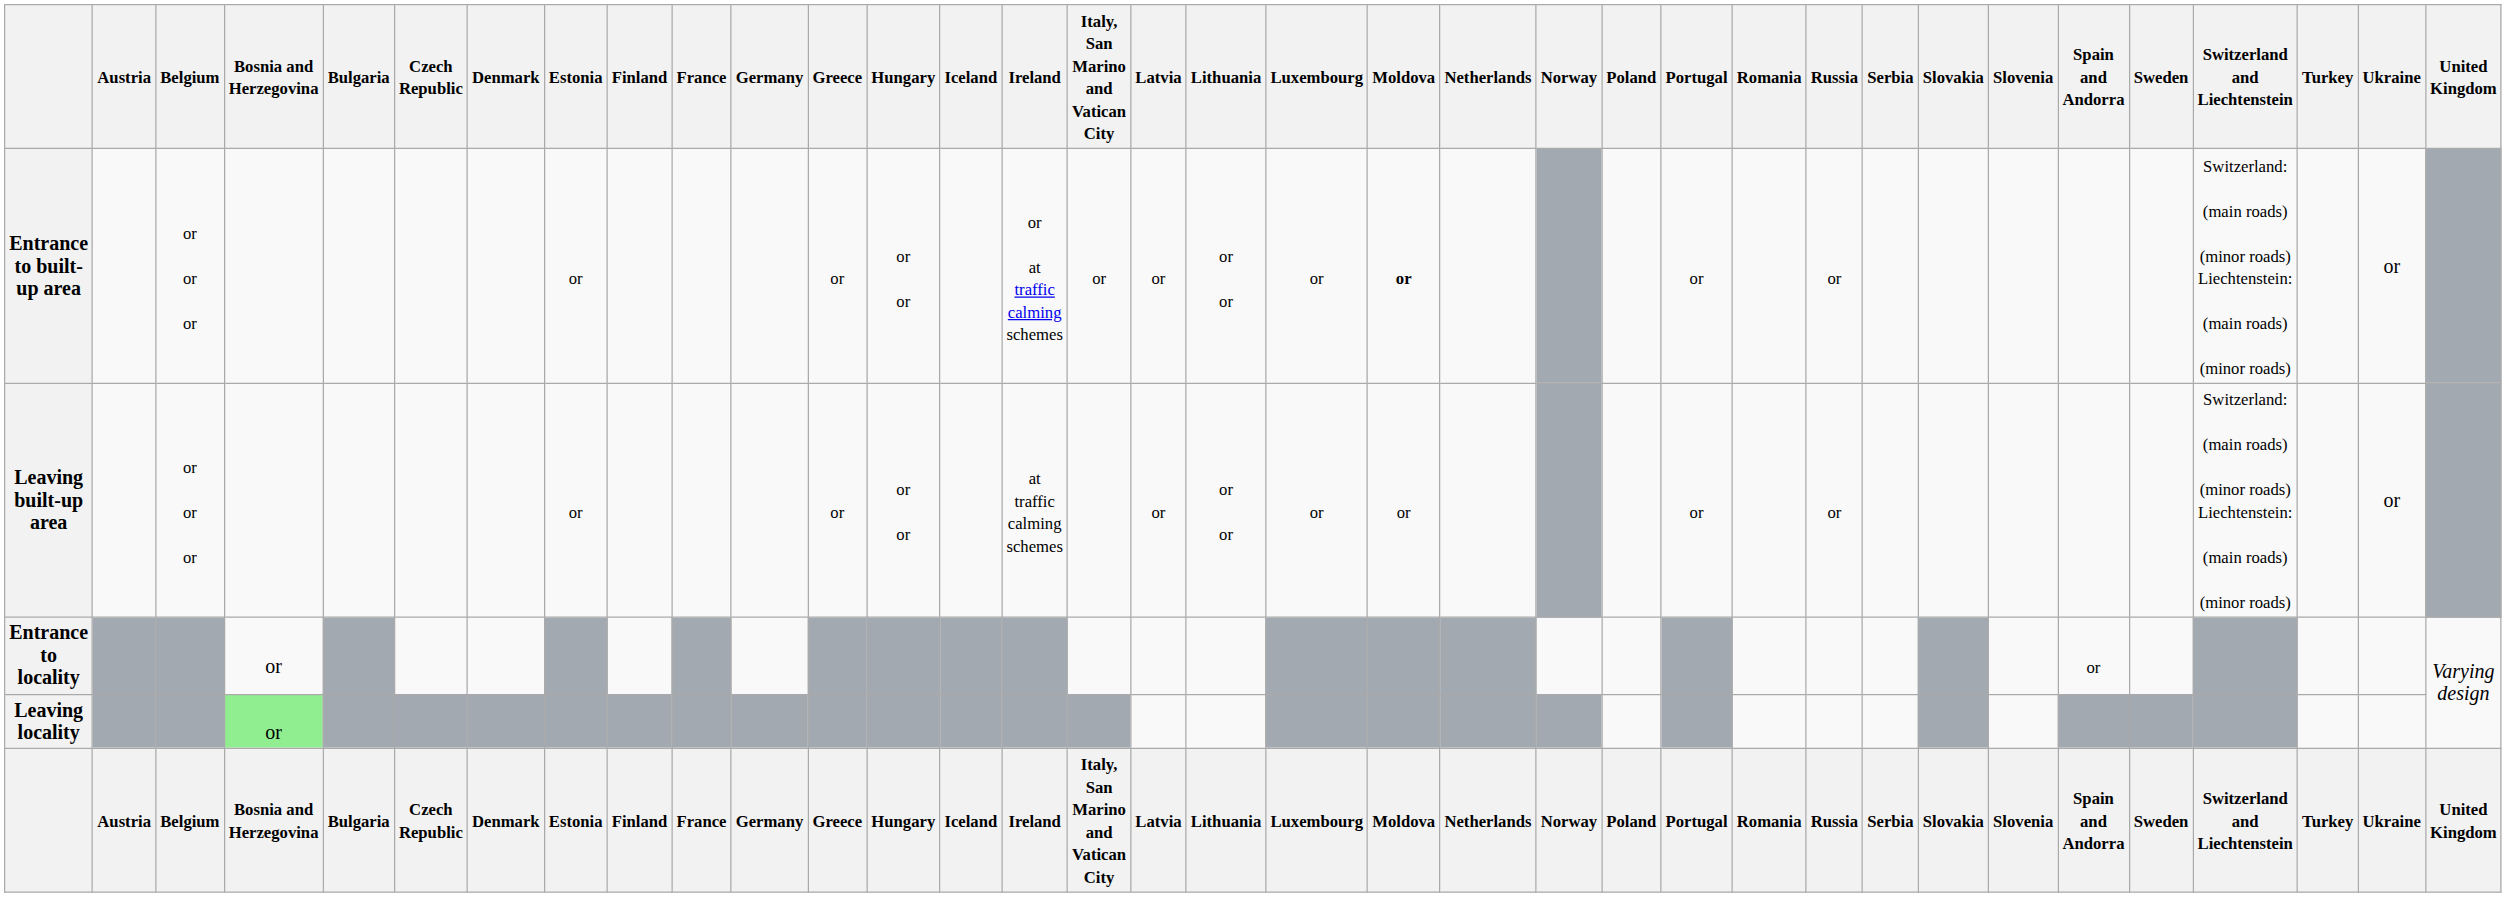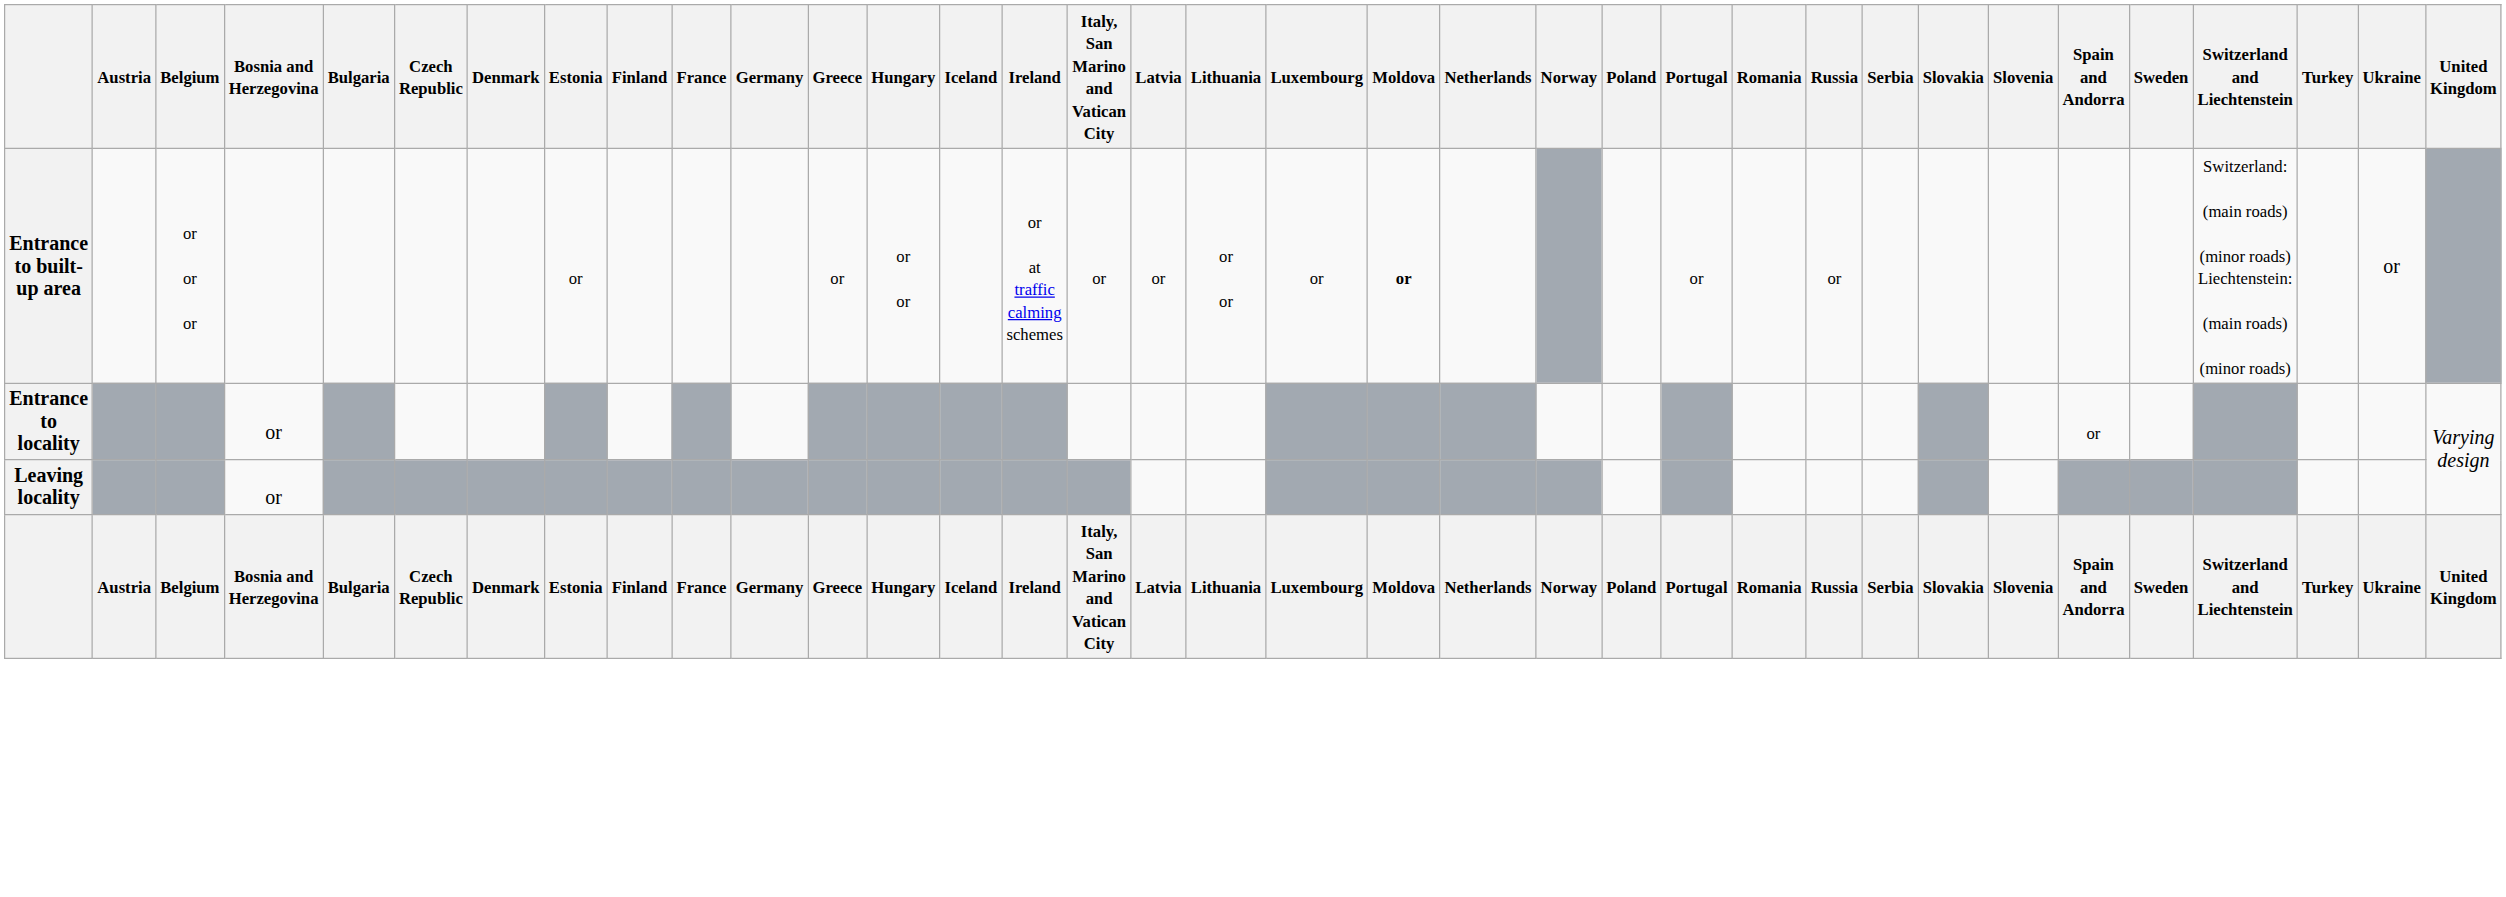- row: (49, 500)
(274, 732) lightgreen background -> (274, 498) no background
